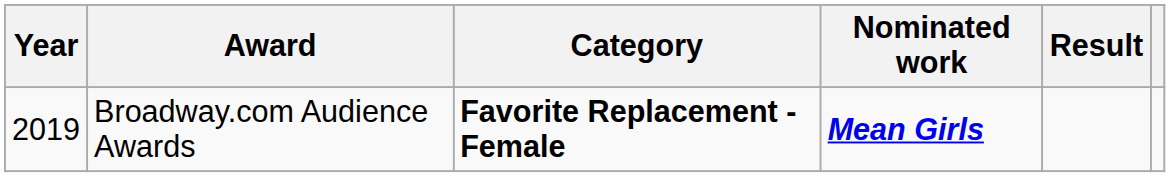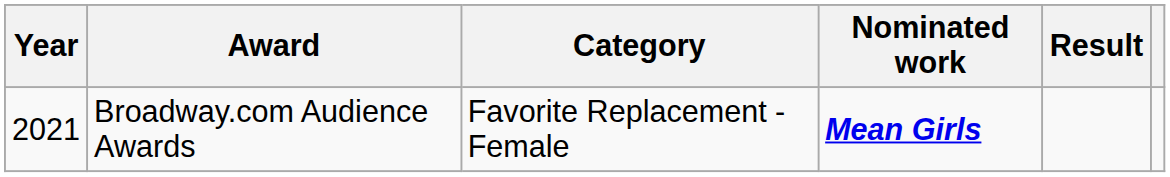(46, 128) 2019 -> (46, 128) 2021
(628, 128) bold -> (626, 128) normal
